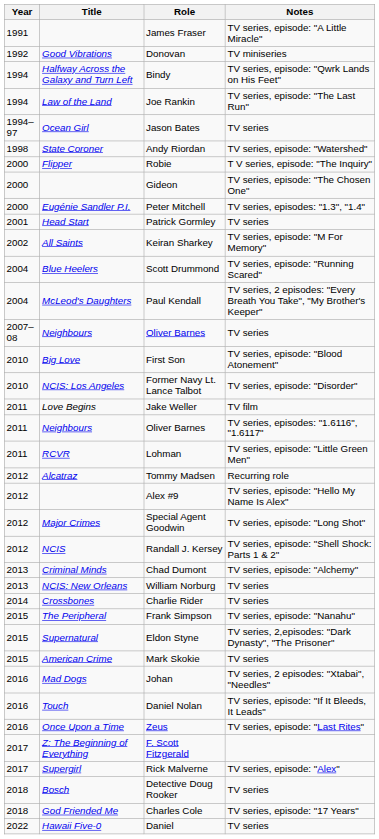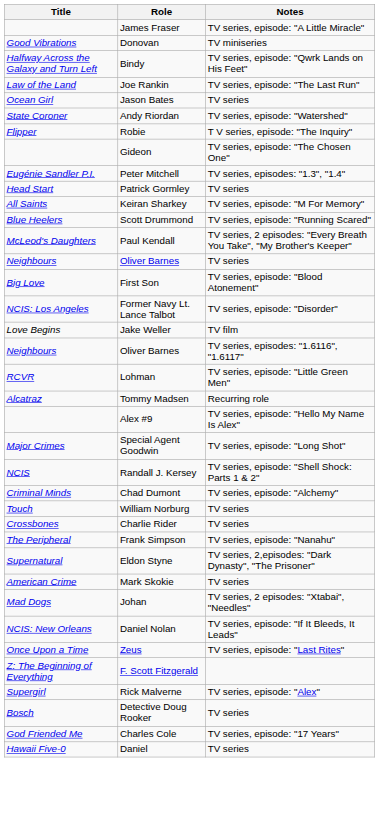- column: (22, 12)
(85, 585) NCIS: New Orleans -> (20, 509) Touch
(55, 706) Touch -> (49, 629) NCIS: New Orleans
